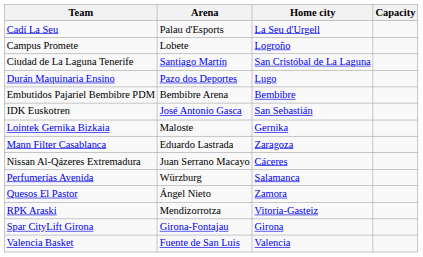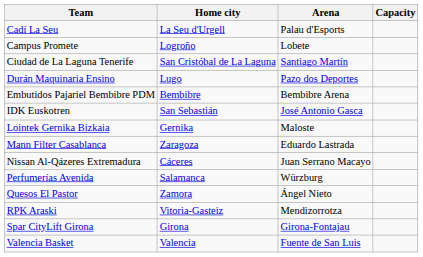columns swapped: (313, 12) <-> (205, 12)
